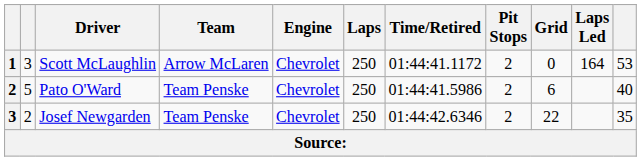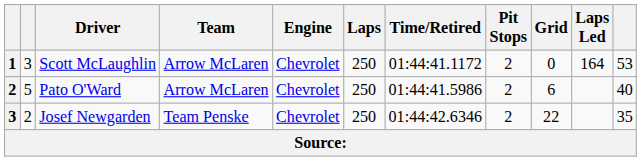(206, 90) Team Penske -> (216, 90) Arrow McLaren
